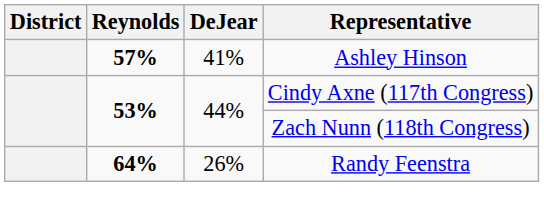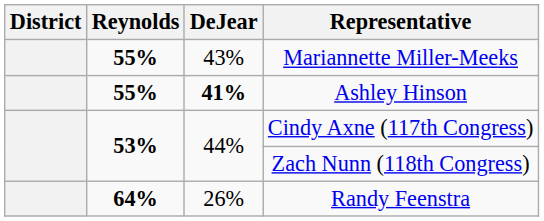+ row: (401, 57)
(136, 57) 57% -> (136, 92) 55%
(224, 57) normal -> (224, 92) bold
